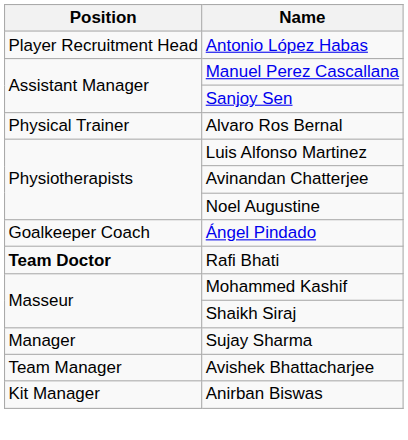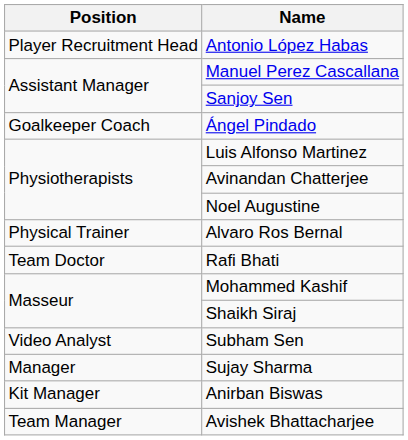rows swapped: (261, 233) <-> (274, 125)
(60, 260) bold -> (57, 260) normal
+ row: (255, 340)
rows swapped: (290, 367) <-> (264, 394)
